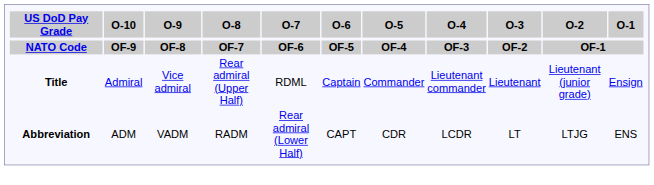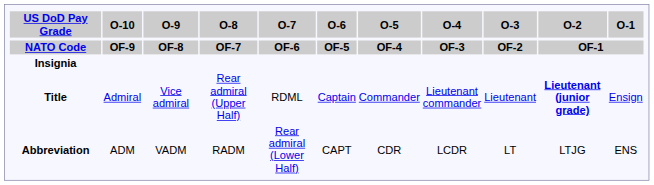+ row: (56, 63)
(575, 81) normal -> (572, 97) bold
